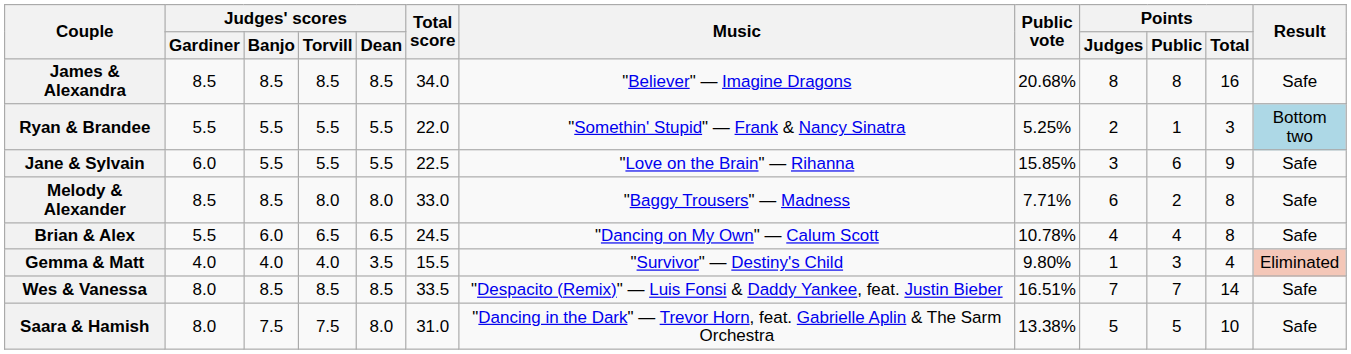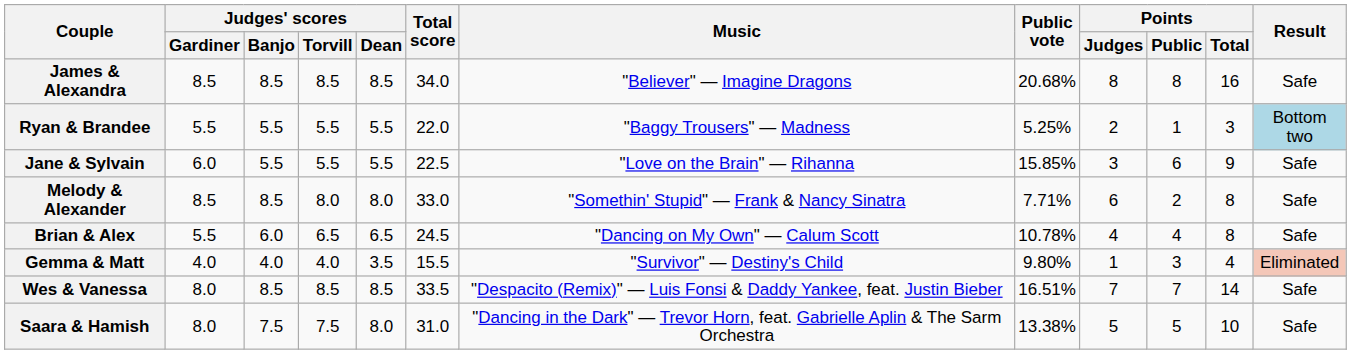(737, 127) "Somethin' Stupid" — Frank & Nancy Sinatra -> (737, 127) "Baggy Trousers" — Madness
(737, 200) "Baggy Trousers" — Madness -> (737, 200) "Somethin' Stupid" — Frank & Nancy Sinatra
